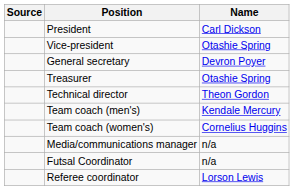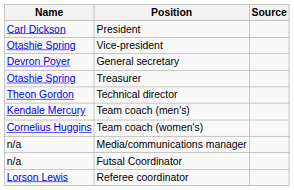columns swapped: (244, 12) <-> (24, 12)
